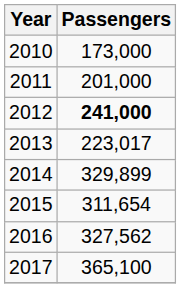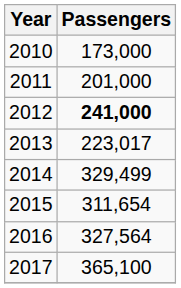(116, 174) 329,899 -> (116, 174) 329,499
(116, 236) 327,562 -> (116, 236) 327,564
